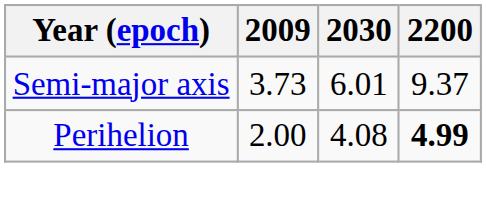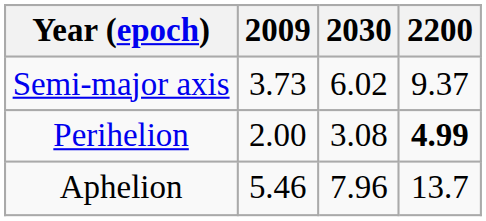(359, 82) 6.01 -> (359, 82) 6.02
(359, 135) 4.08 -> (359, 135) 3.08
+ row: (121, 187)
